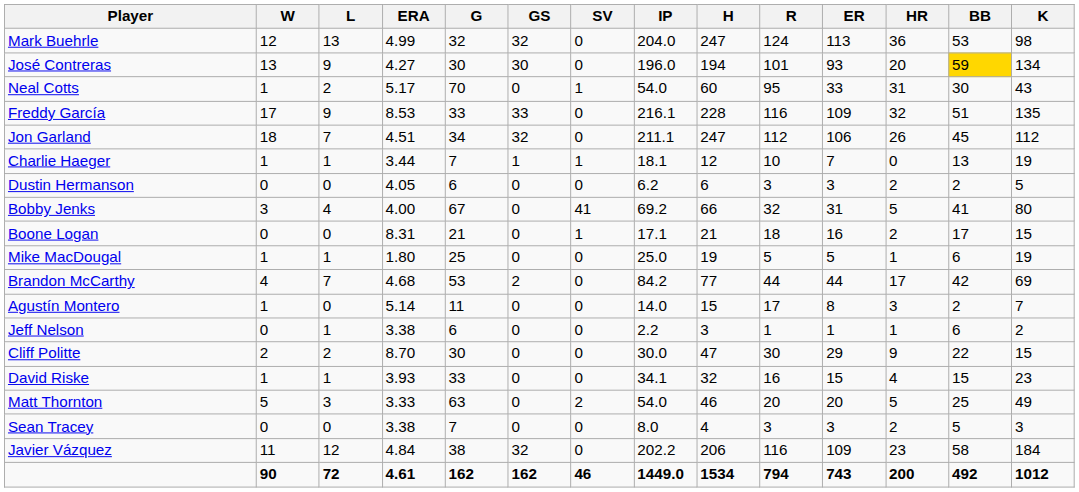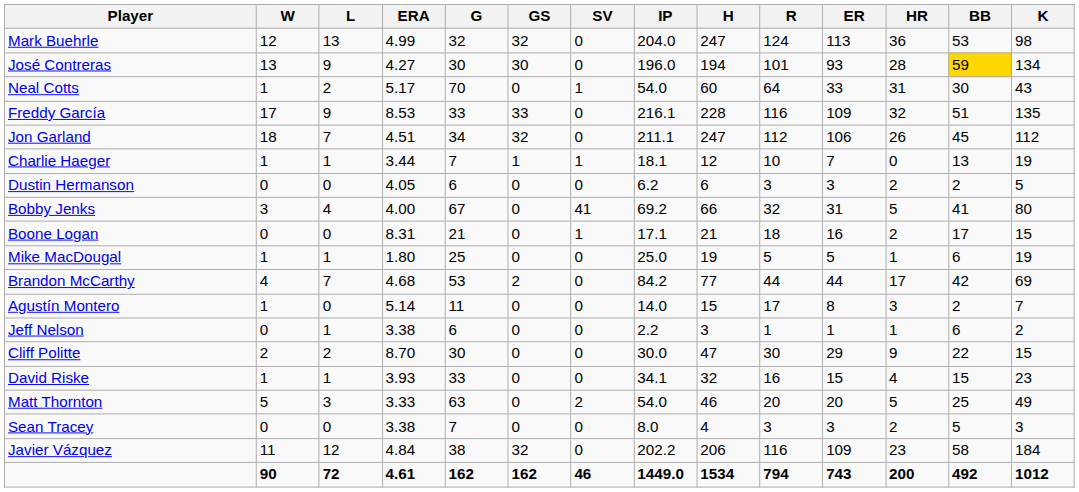(898, 64) 20 -> (898, 64) 28
(772, 88) 95 -> (772, 88) 64
